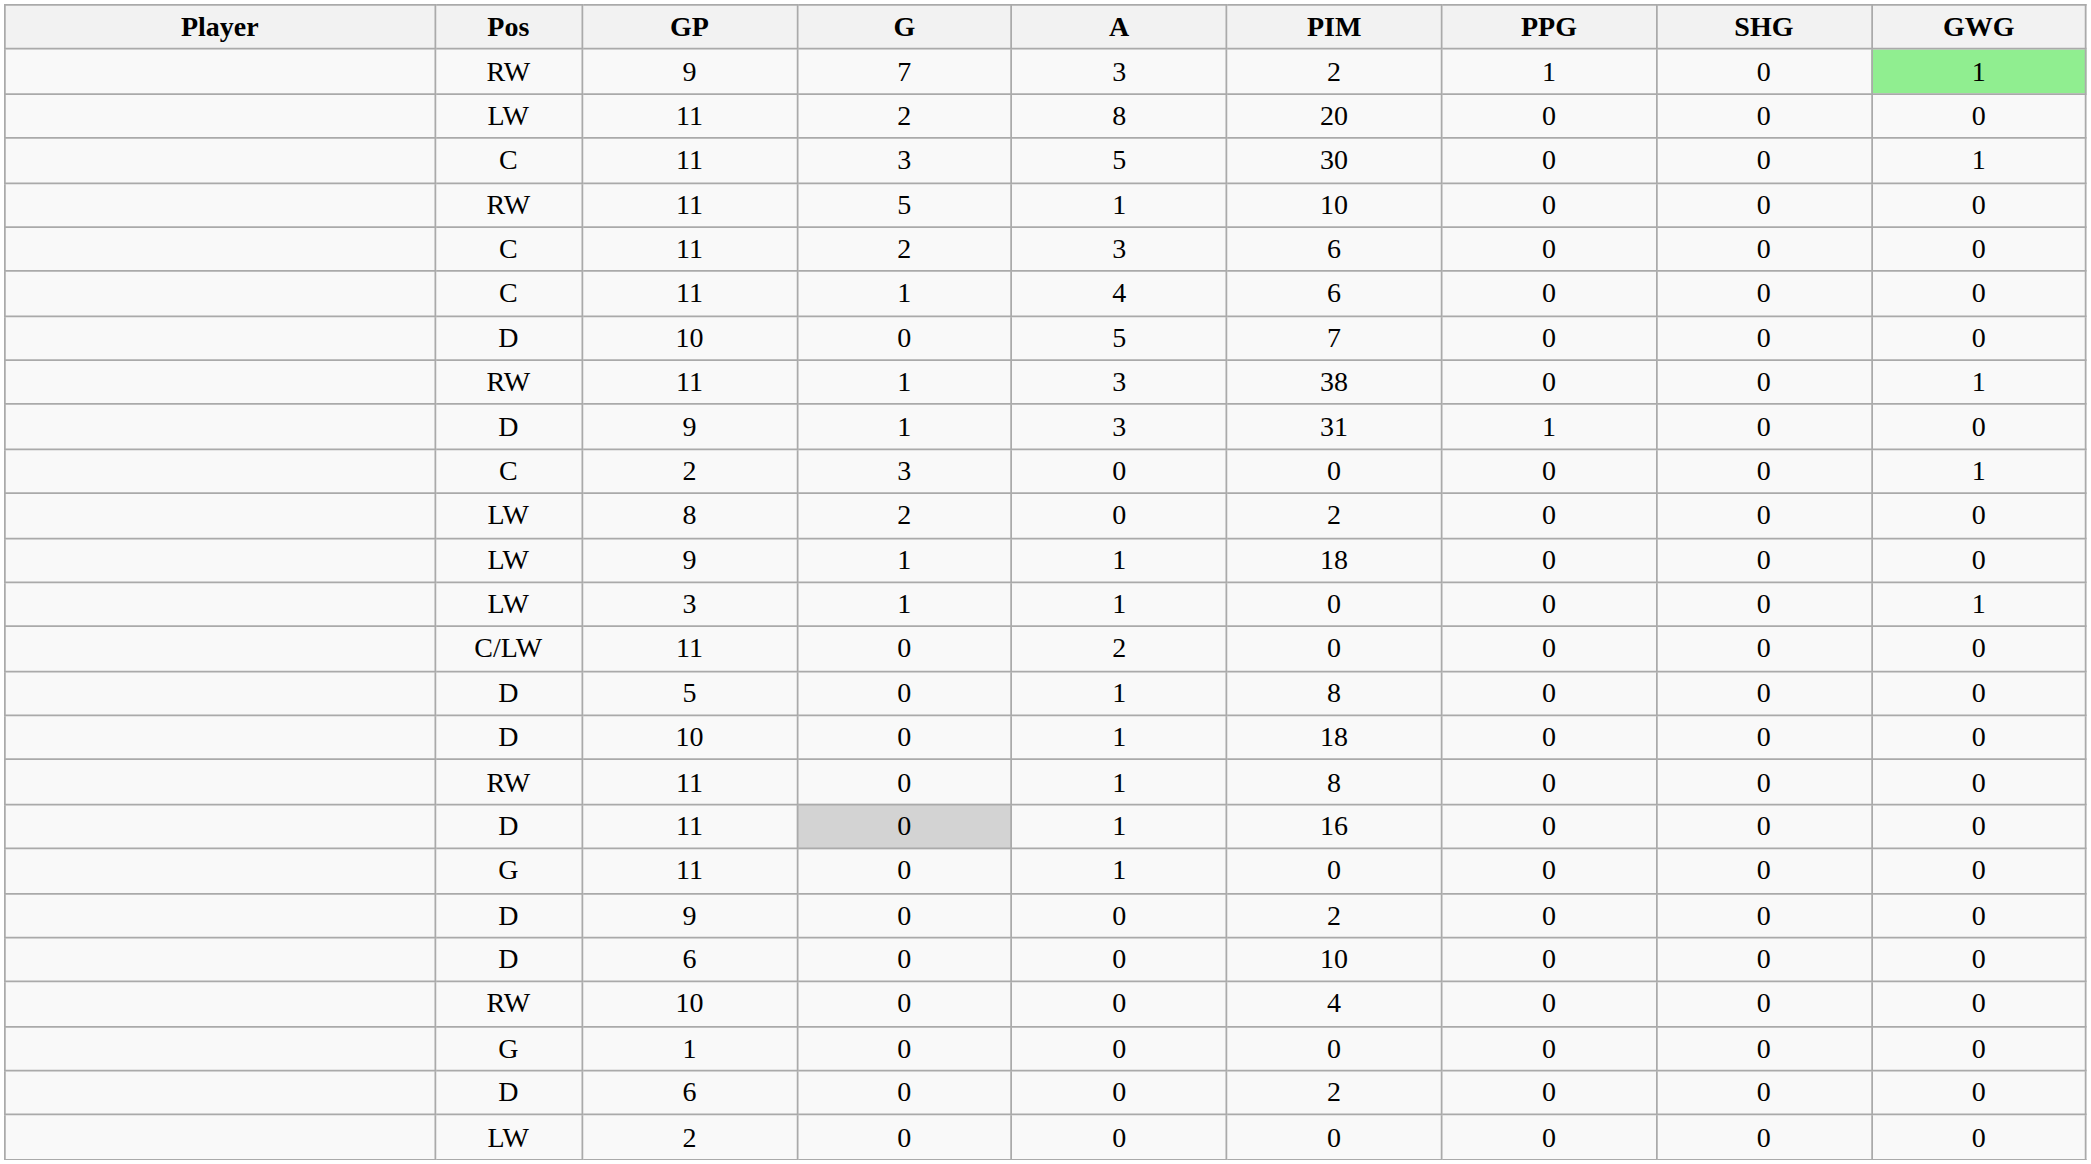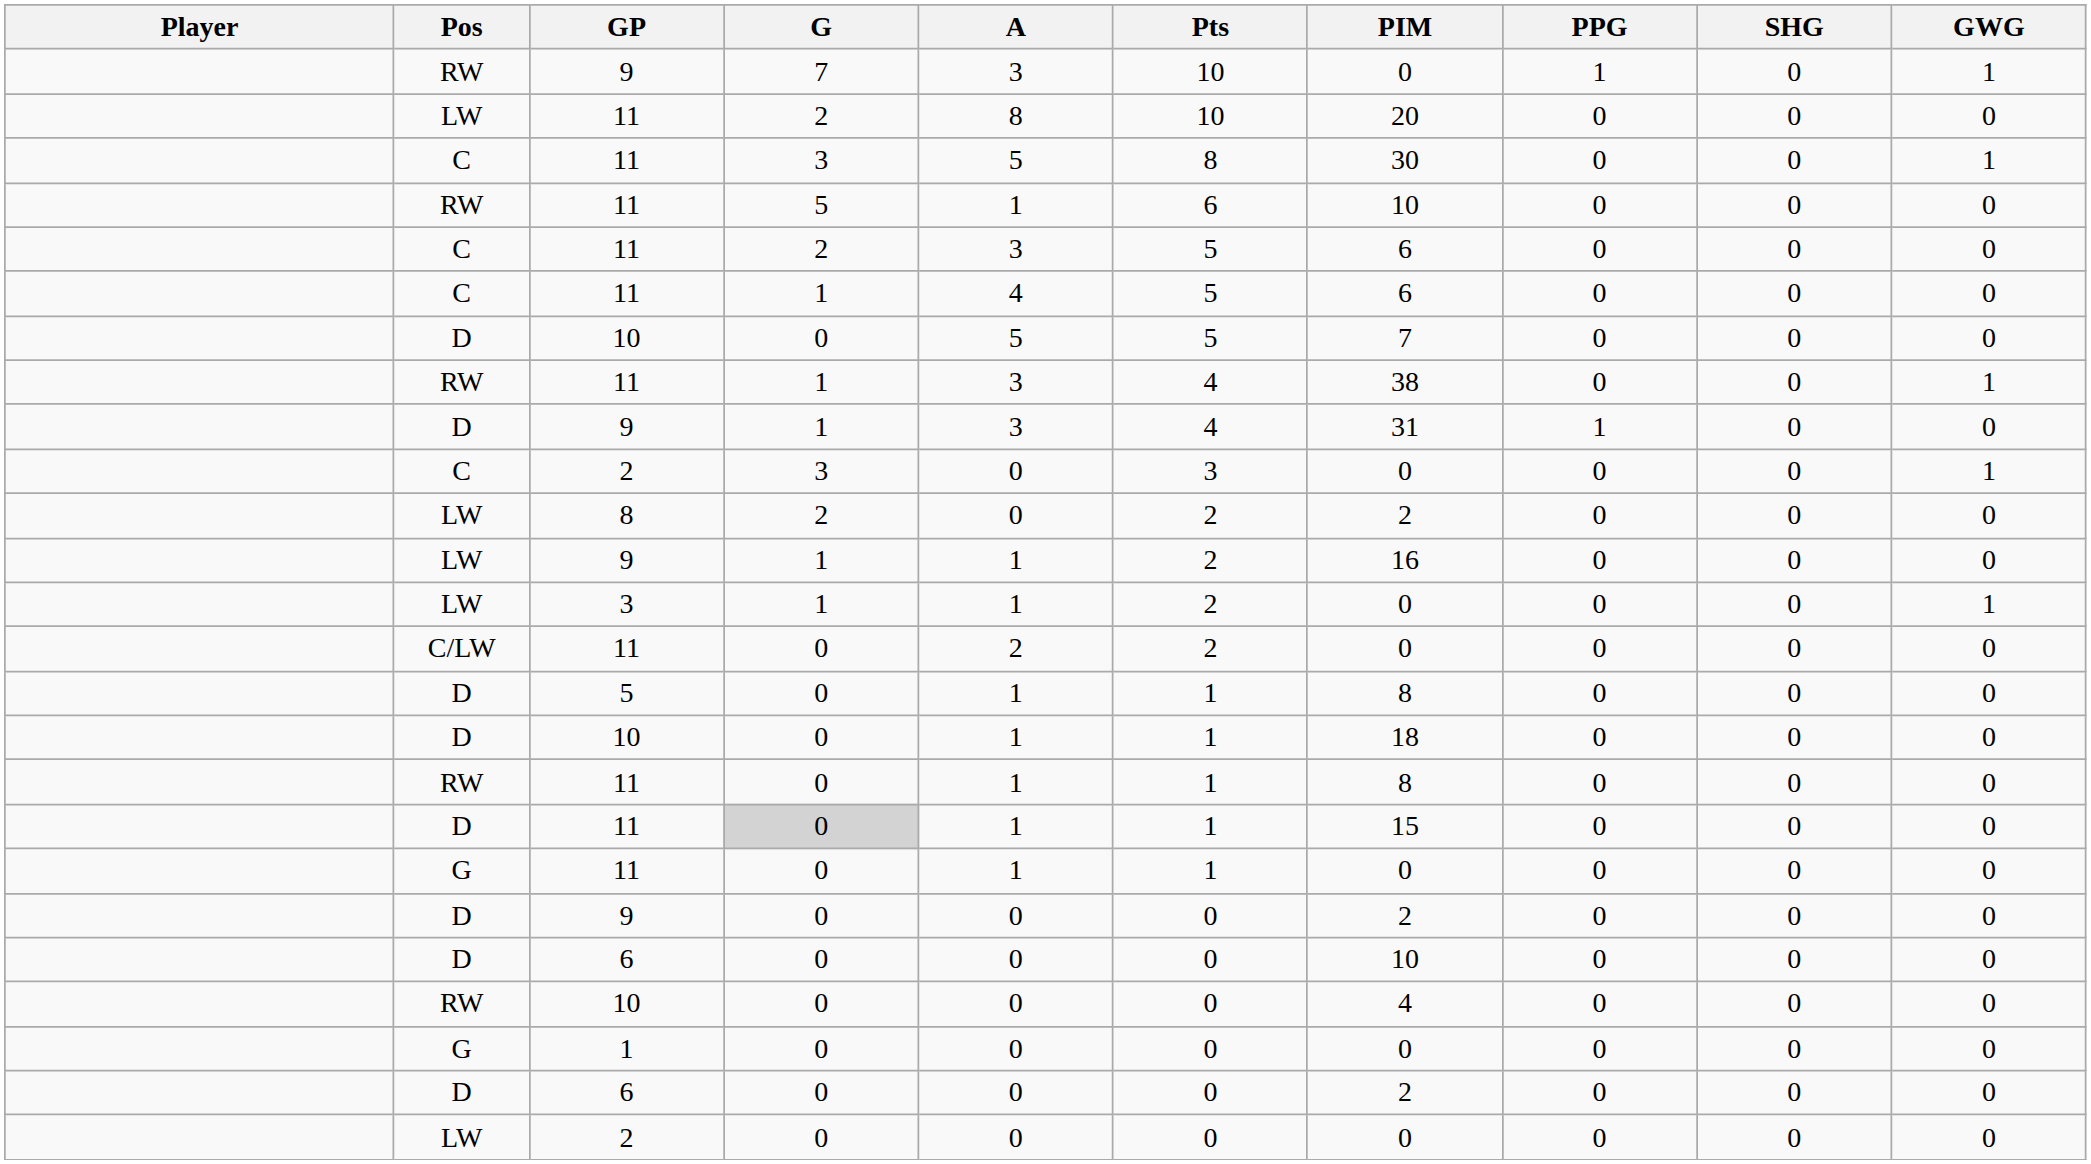+ column: (1210, 26)
(1334, 71) 2 -> (1405, 71) 0
(1979, 71) lightgreen background -> (1989, 71) no background
(1334, 559) 18 -> (1405, 559) 16
(1334, 826) 16 -> (1405, 826) 15
